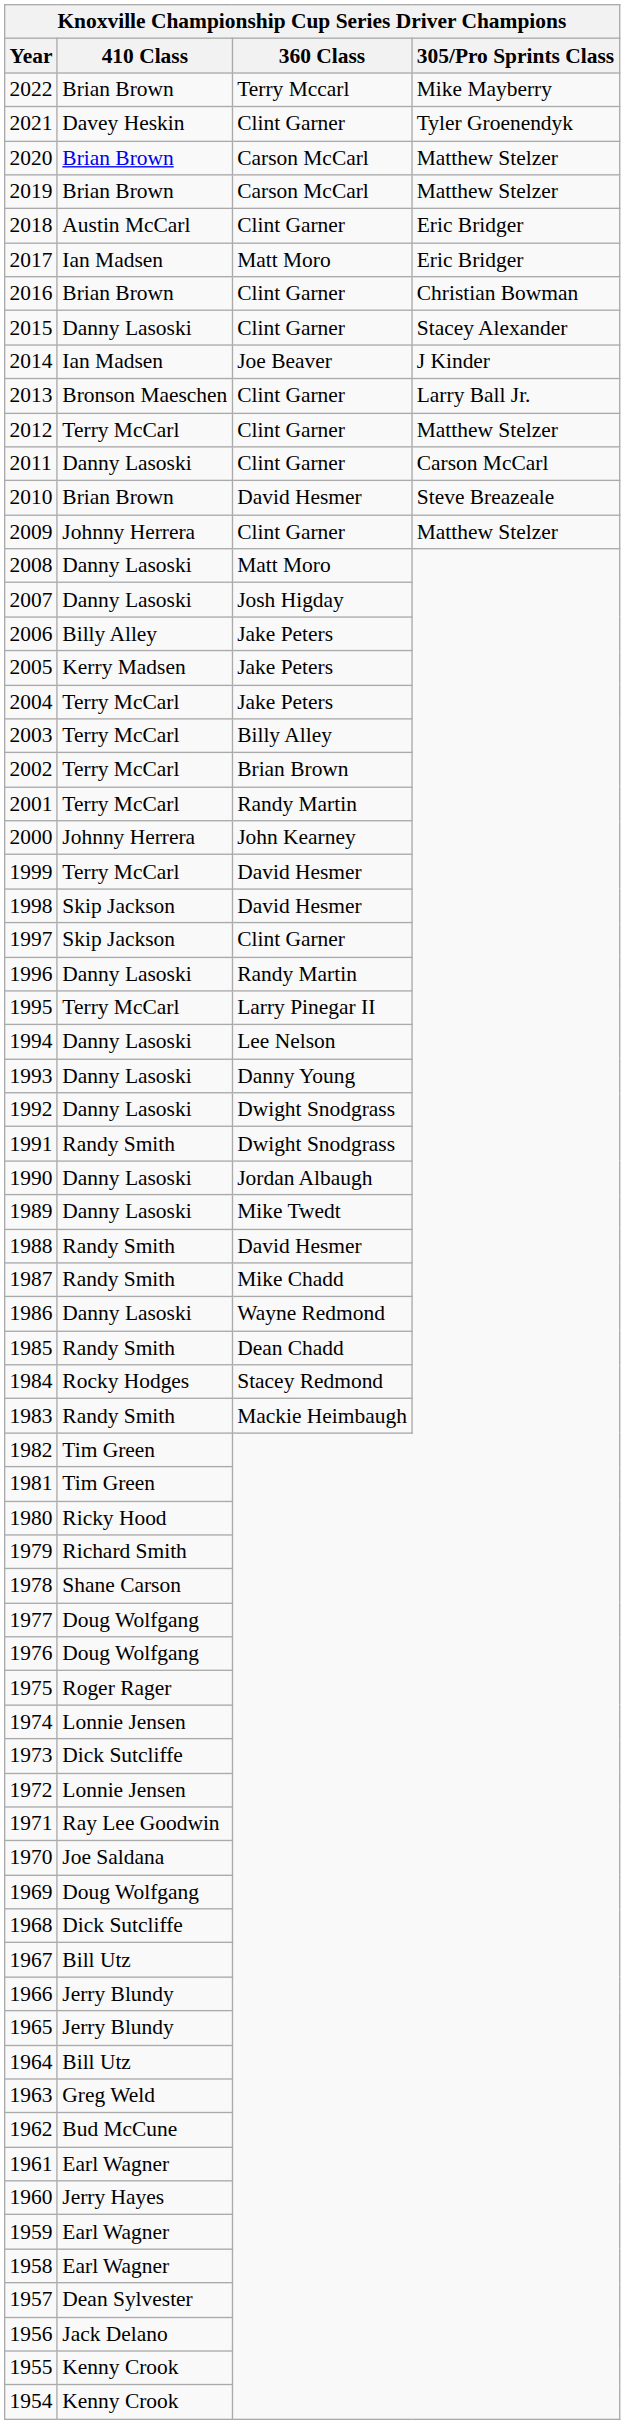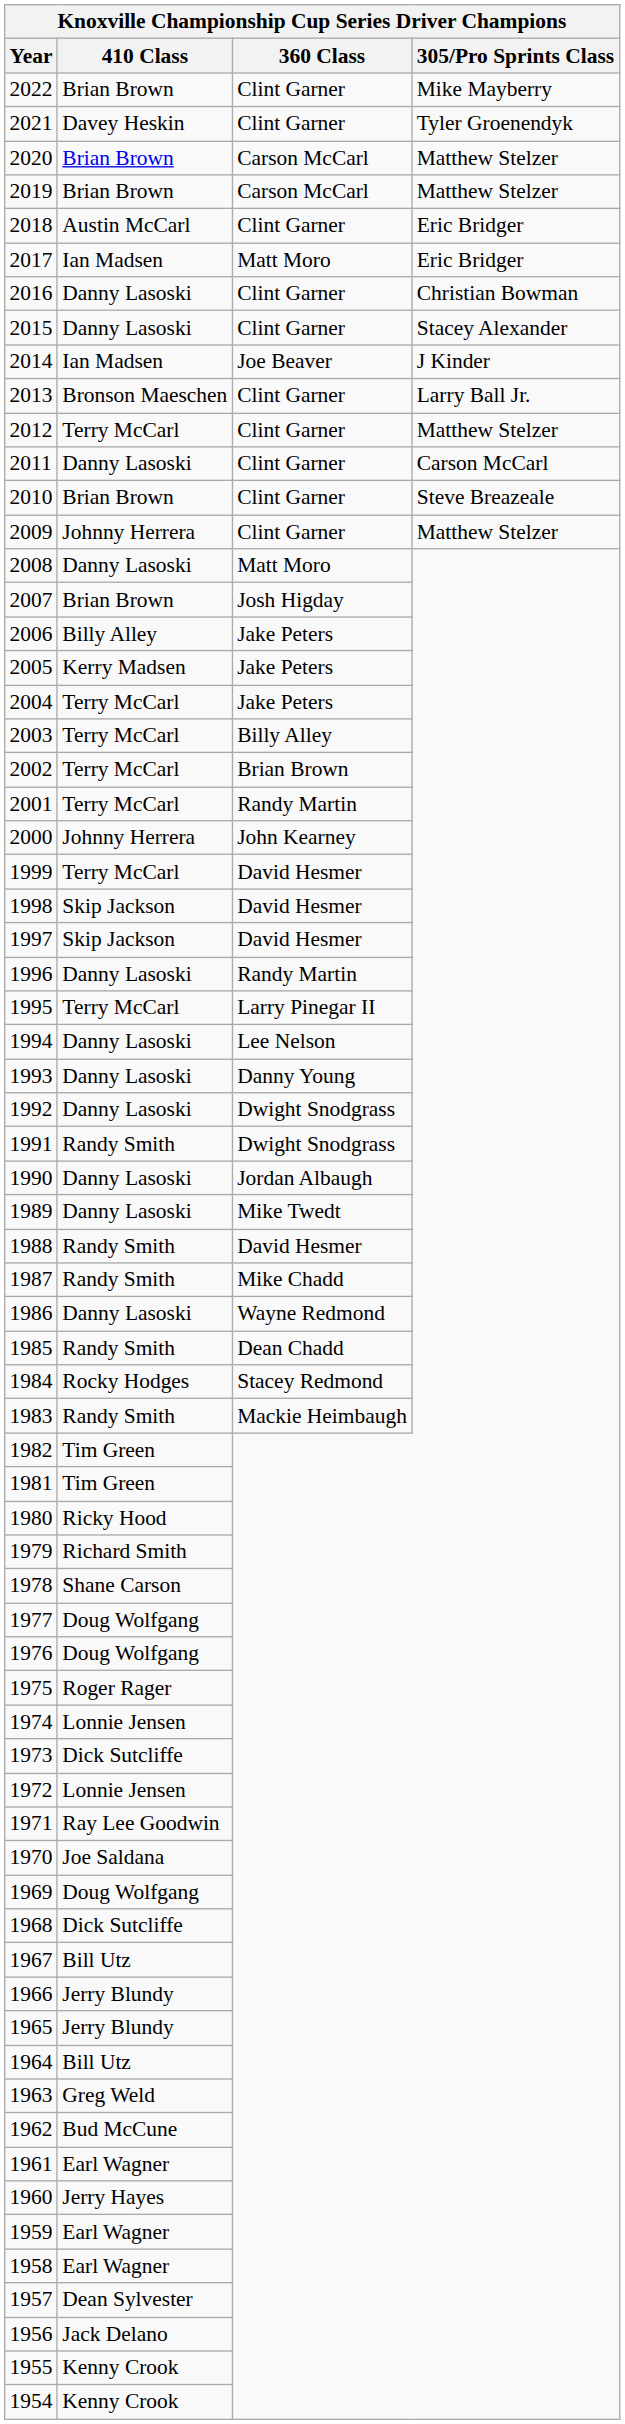(293, 89) Terry Mccarl -> (291, 89) Clint Garner
(118, 293) Brian Brown -> (127, 293) Danny Lasoski
(299, 497) David Hesmer -> (291, 497) Clint Garner
(127, 599) Danny Lasoski -> (118, 599) Brian Brown
(291, 939) Clint Garner -> (299, 939) David Hesmer
